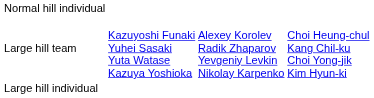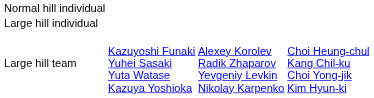rows swapped: (51, 88) <-> (40, 48)
